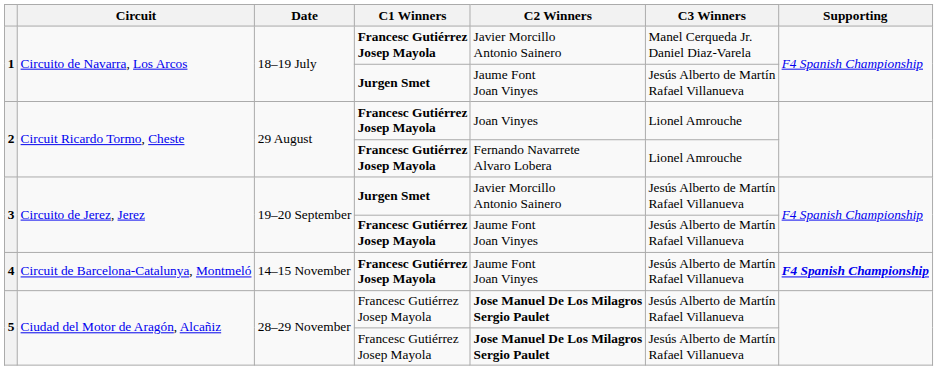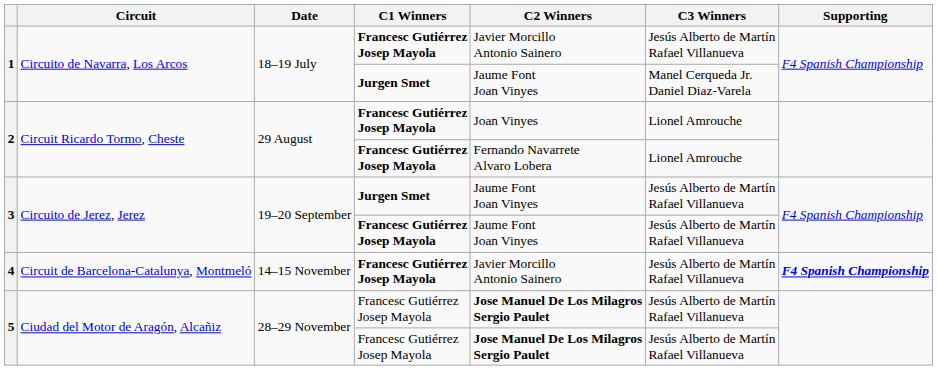(700, 44) Manel Cerqueda Jr. Daniel Diaz-Varela -> (712, 44) Jesús Alberto de Martín Rafael Villanueva
(712, 82) Jesús Alberto de Martín Rafael Villanueva -> (700, 82) Manel Cerqueda Jr. Daniel Diaz-Varela
(517, 195) Javier Morcillo Antonio Sainero -> (506, 195) Jaume Font Joan Vinyes
(506, 270) Jaume Font Joan Vinyes -> (517, 270) Javier Morcillo Antonio Sainero
